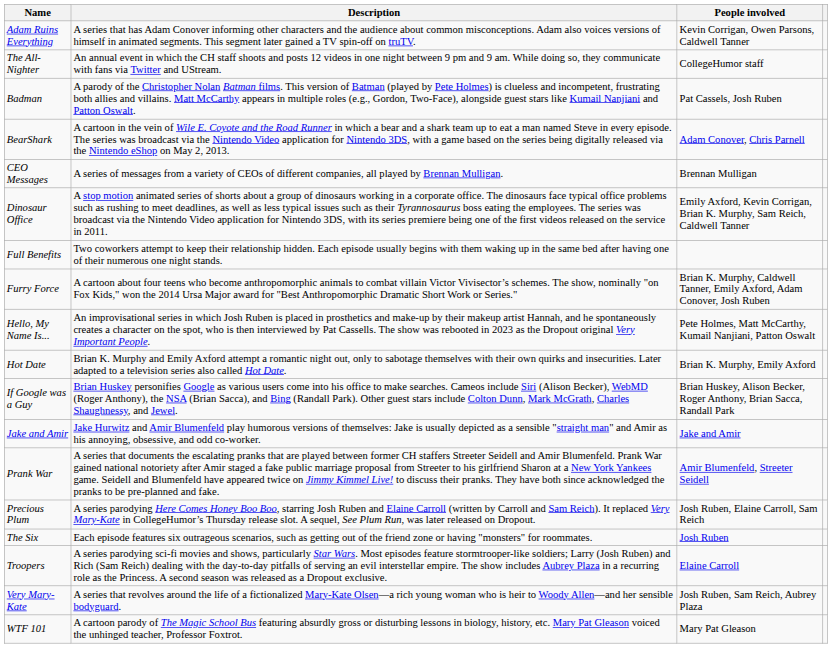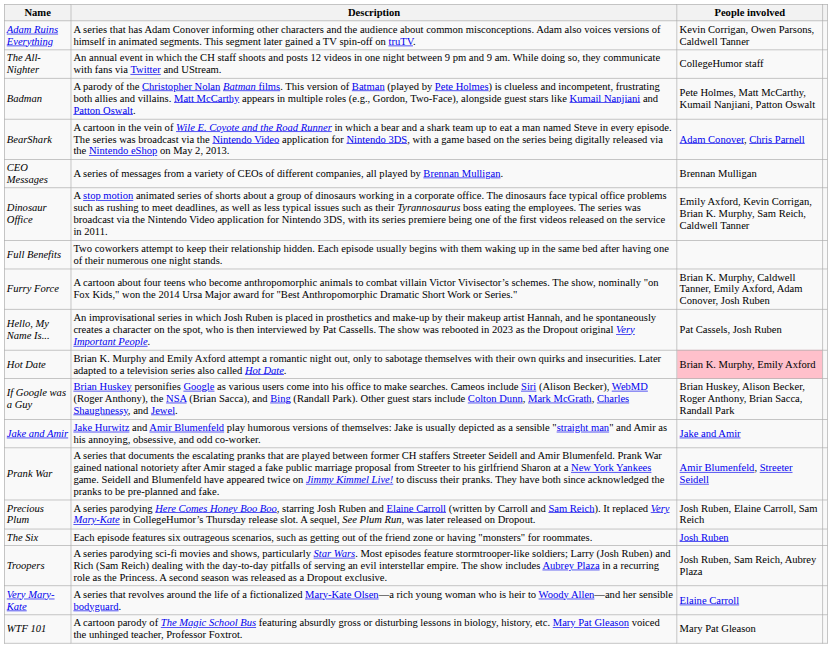(731, 98) Pat Cassels, Josh Ruben -> (747, 98) Pete Holmes, Matt McCarthy, Kumail Nanjiani, Patton Oswalt
(747, 329) Pete Holmes, Matt McCarthy, Kumail Nanjiani, Patton Oswalt -> (731, 329) Pat Cassels, Josh Ruben
(748, 364) no background -> (748, 364) pink background
(709, 565) Elaine Carroll -> (748, 565) Josh Ruben, Sam Reich, Aubrey Plaza
(748, 600) Josh Ruben, Sam Reich, Aubrey Plaza -> (709, 600) Elaine Carroll
